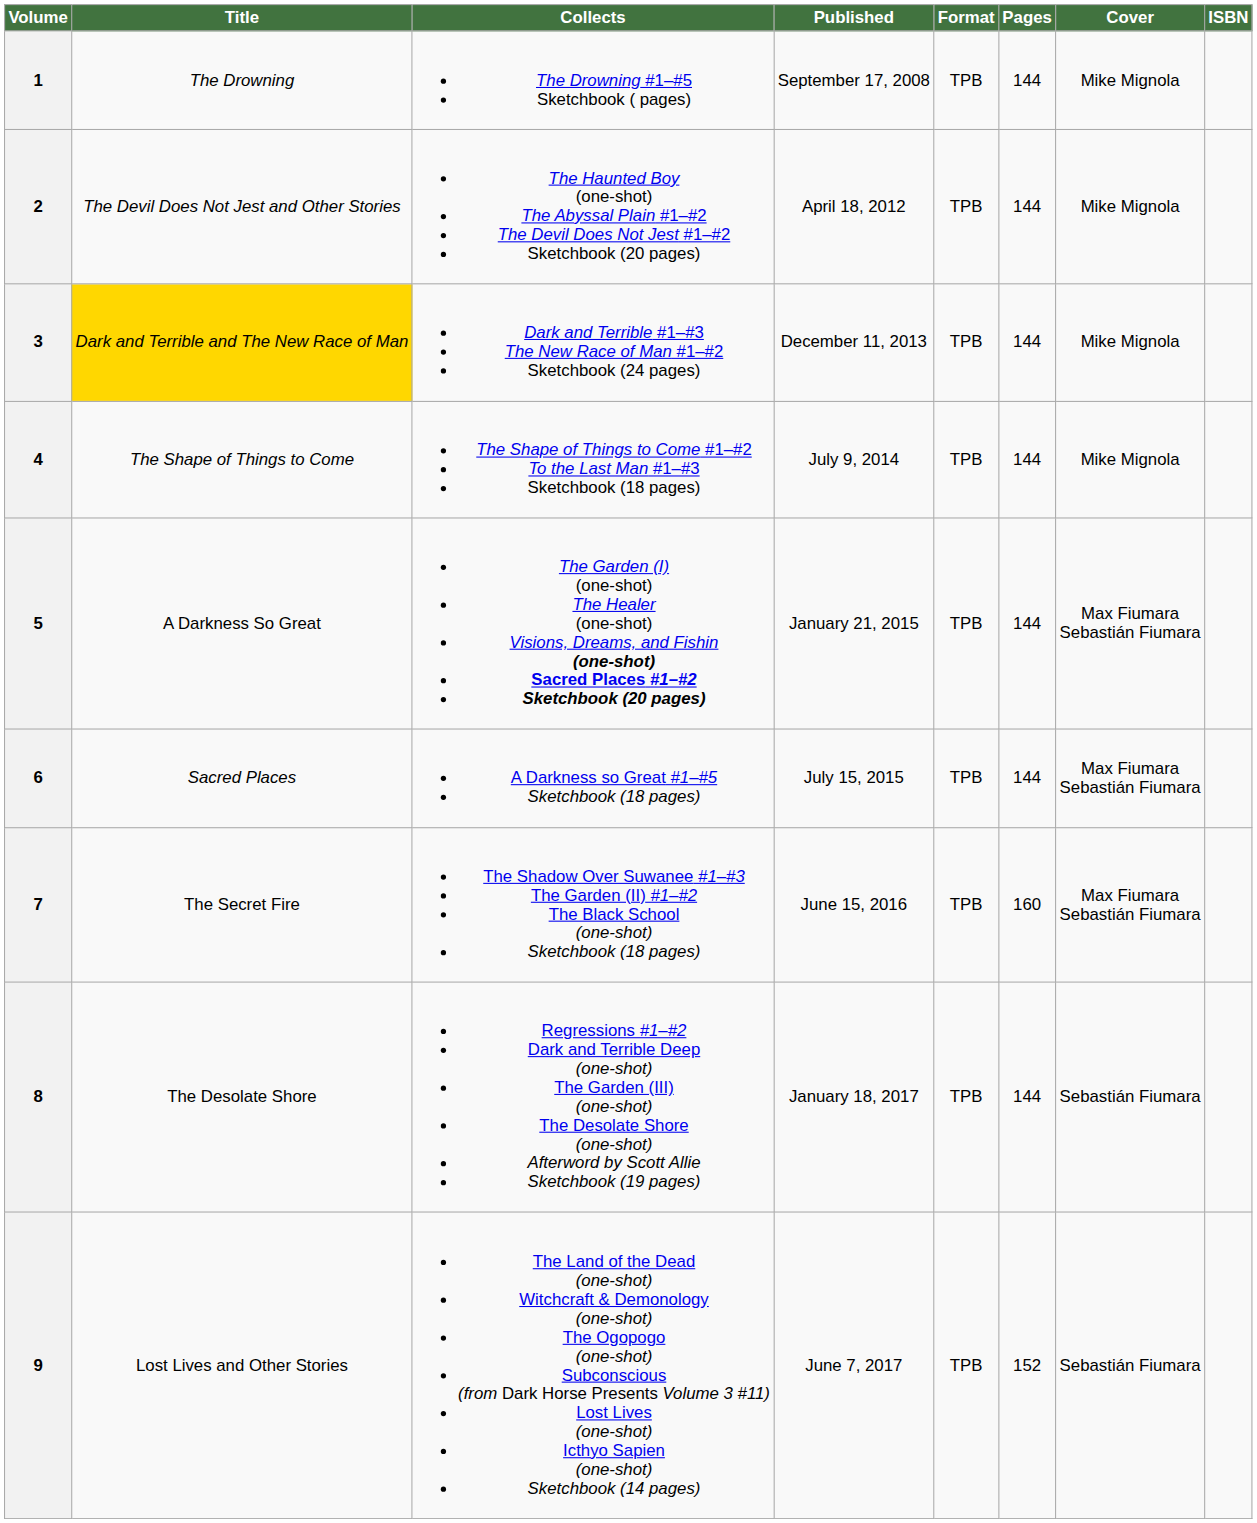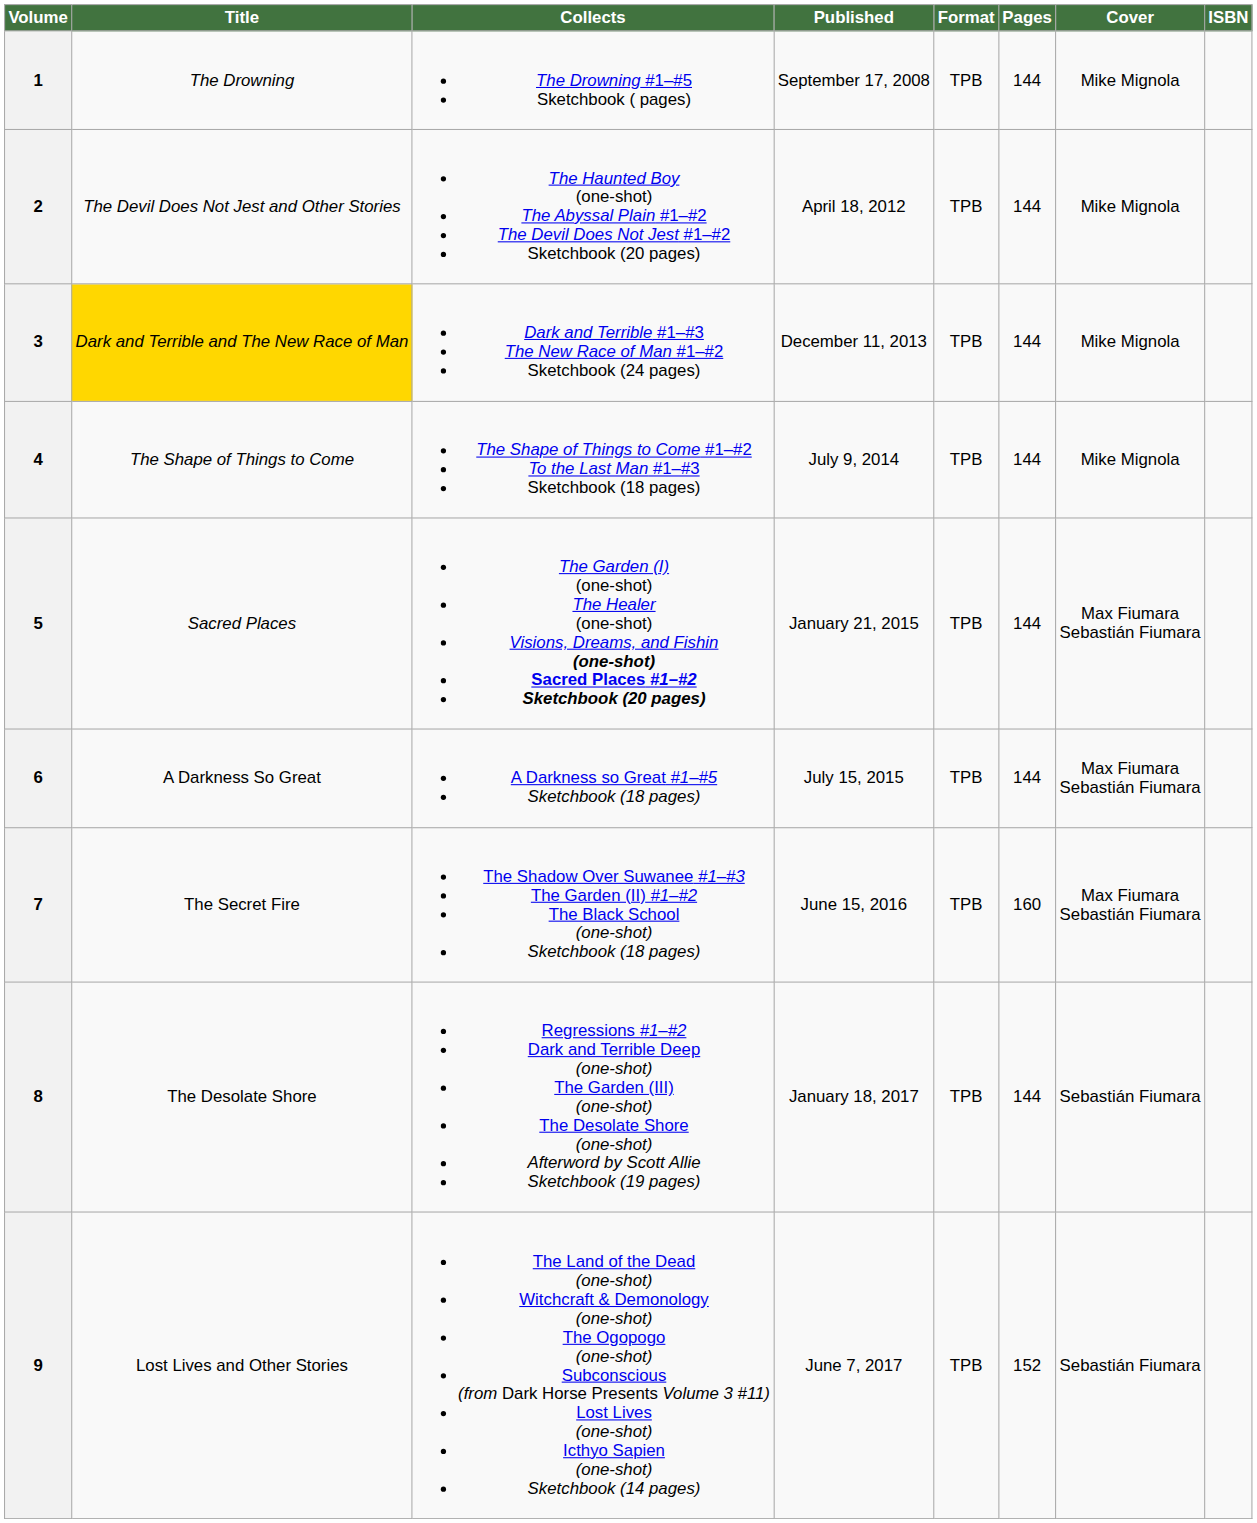(242, 623) A Darkness So Great -> (242, 623) Sacred Places
(242, 778) Sacred Places -> (242, 778) A Darkness So Great
